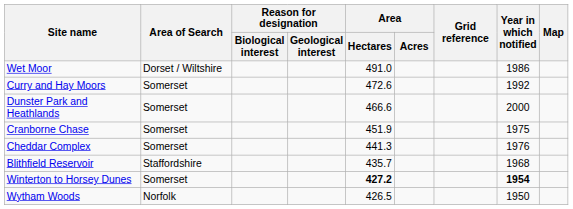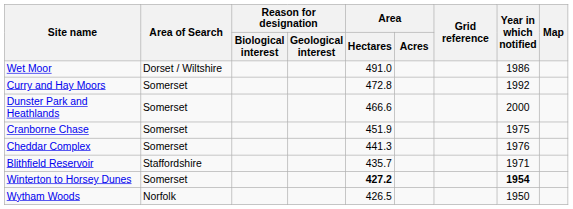(379, 85) 472.6 -> (379, 85) 472.8
(518, 163) 1968 -> (518, 163) 1971
